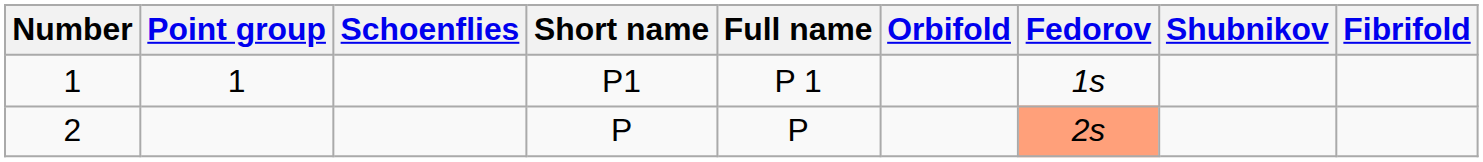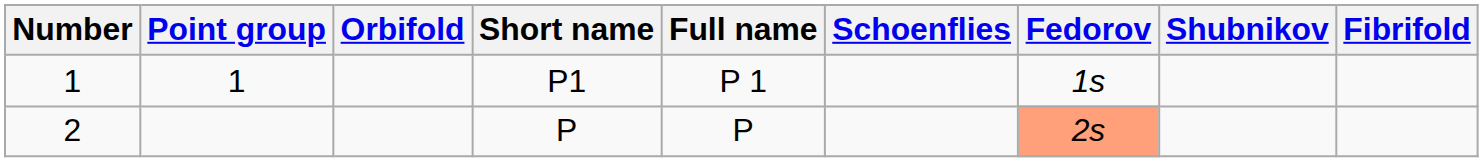columns swapped: (949, 29) <-> (430, 29)
